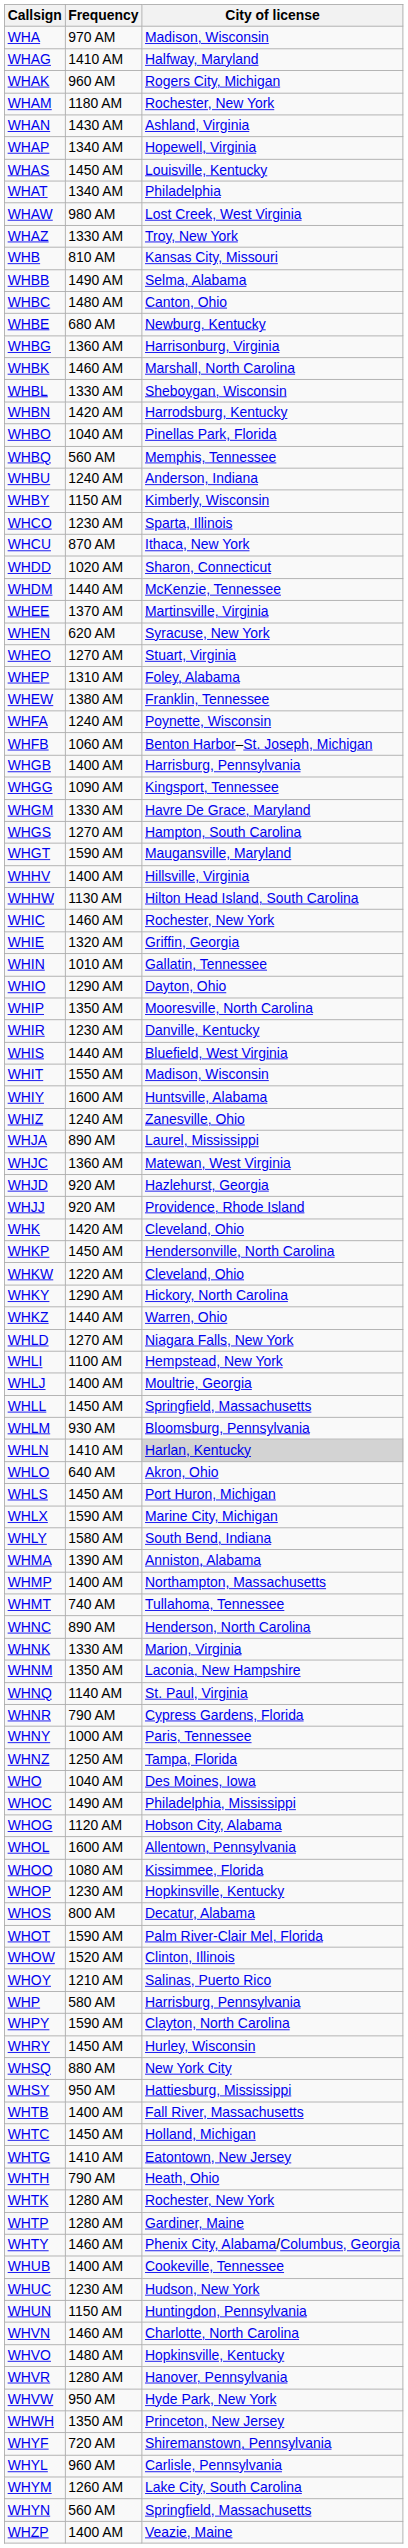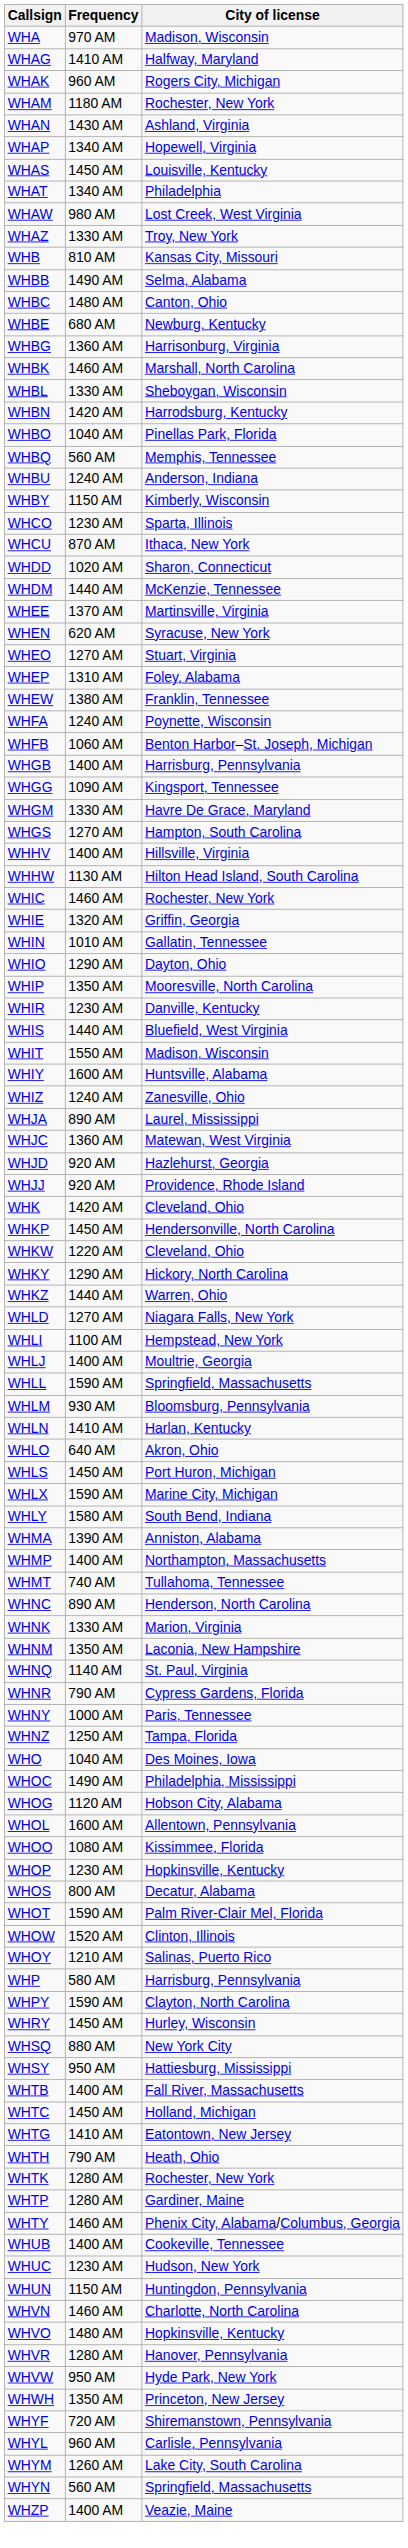- row: (29, 854)
(96, 1406) 1450 AM -> (96, 1384) 1590 AM
(198, 1450) lightgrey background -> (198, 1428) no background
